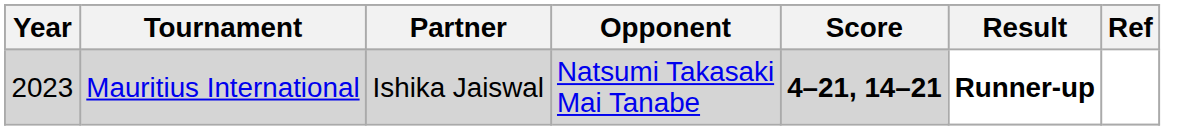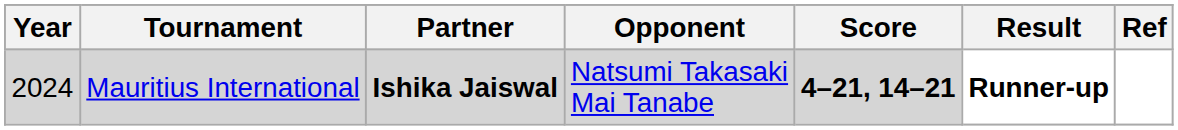(42, 87) 2023 -> (42, 87) 2024
(458, 87) normal -> (465, 87) bold
